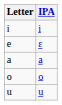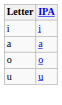- row: (9, 44)
